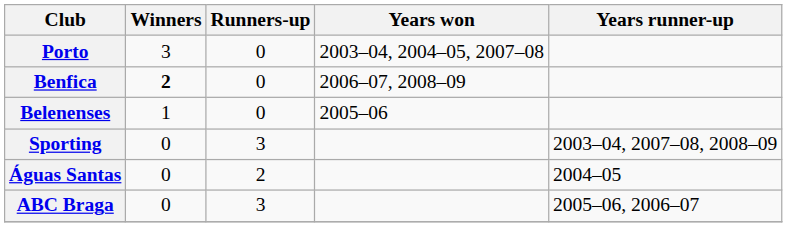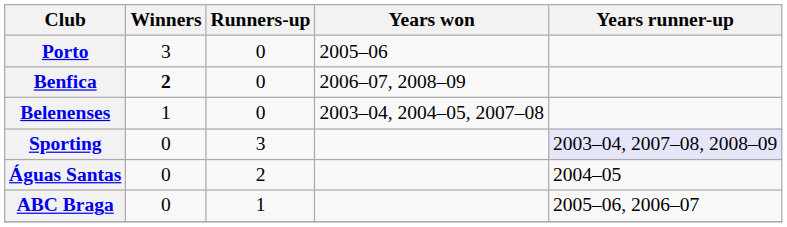(432, 50) 2003–04, 2004–05, 2007–08 -> (354, 50) 2005–06
(354, 112) 2005–06 -> (432, 112) 2003–04, 2004–05, 2007–08
(665, 143) no background -> (665, 143) lavender background
(261, 205) 3 -> (261, 205) 1
